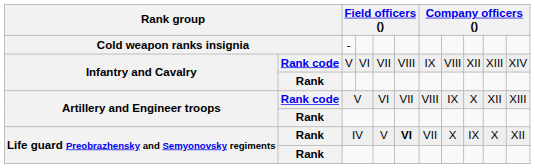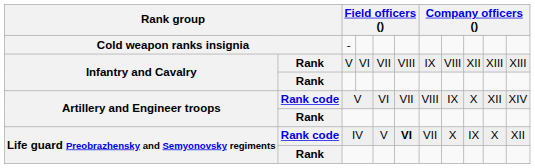(310, 63) Rank code -> (310, 63) Rank
(518, 63) XIV -> (518, 63) XIII
(518, 99) XIII -> (518, 99) XIV
(310, 136) Rank -> (310, 136) Rank code
